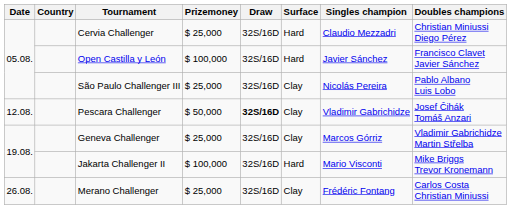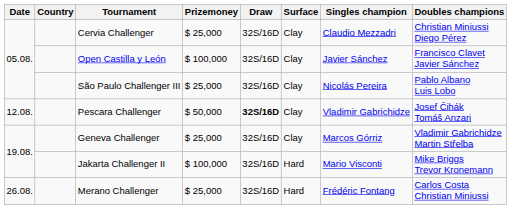(294, 32) Hard -> (293, 32) Clay
(294, 58) Hard -> (293, 58) Clay
(293, 190) Clay -> (294, 190) Hard
